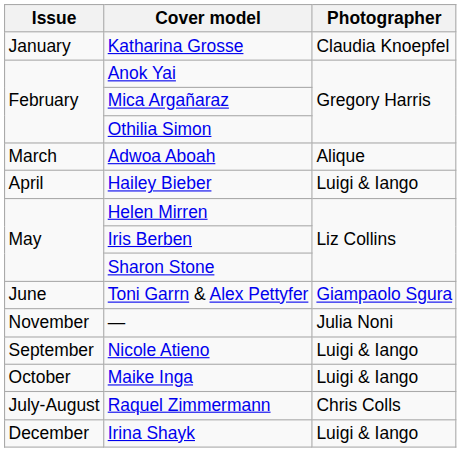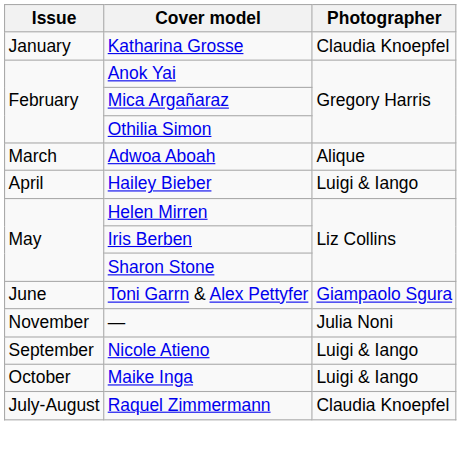(359, 405) Chris Colls -> (383, 405) Claudia Knoepfel
- row: (151, 433)
